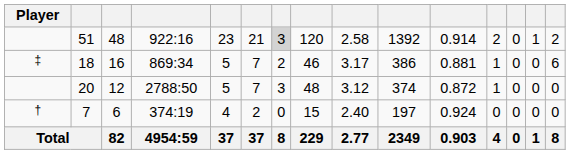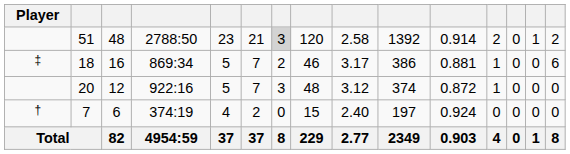(171, 38) 922:16 -> (171, 38) 2788:50
(171, 88) 2788:50 -> (171, 88) 922:16
